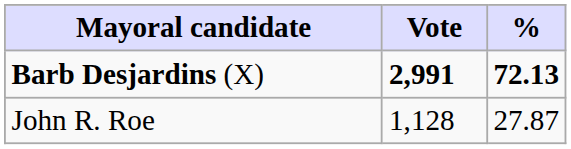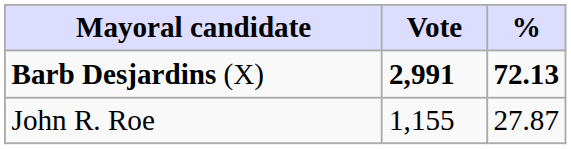(422, 119) 1,128 -> (422, 119) 1,155
